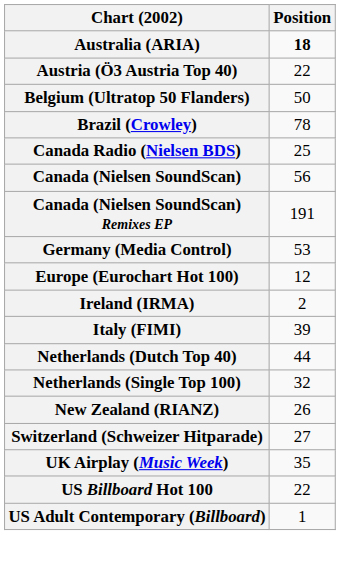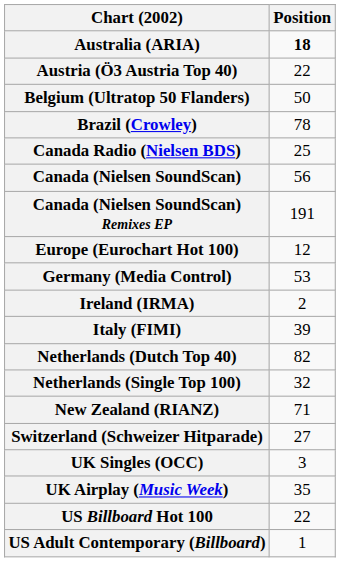rows swapped: (137, 276) <-> (137, 249)
(302, 356) 44 -> (302, 356) 82
(302, 409) 26 -> (302, 409) 71
+ row: (137, 463)
